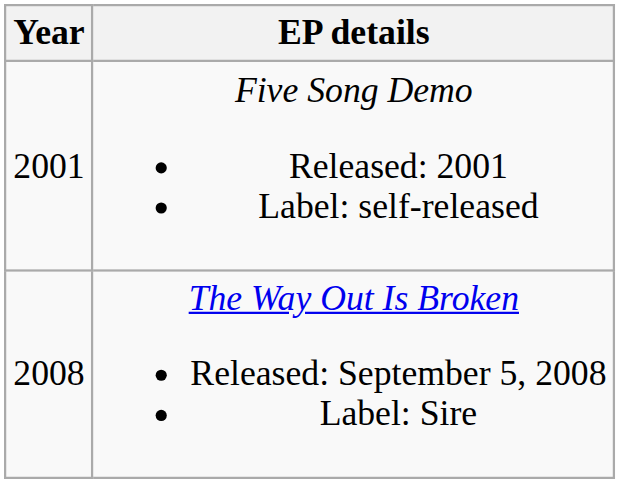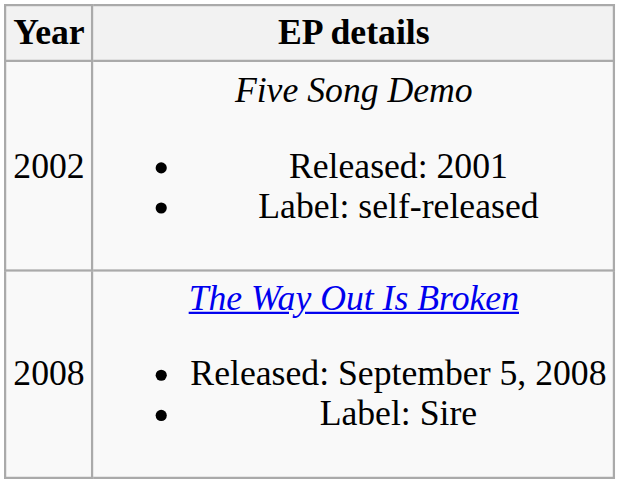(49, 165) 2001 -> (49, 165) 2002
